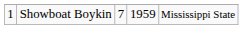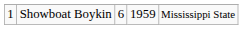(121, 14) 7 -> (121, 14) 6
